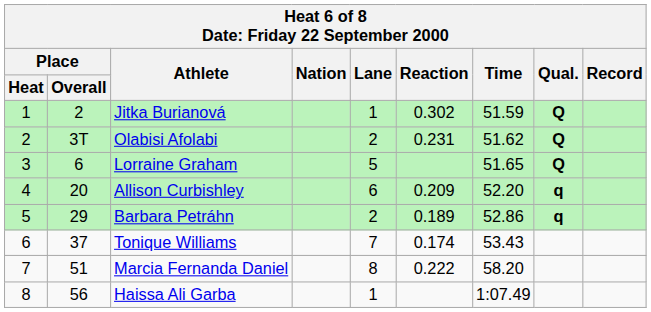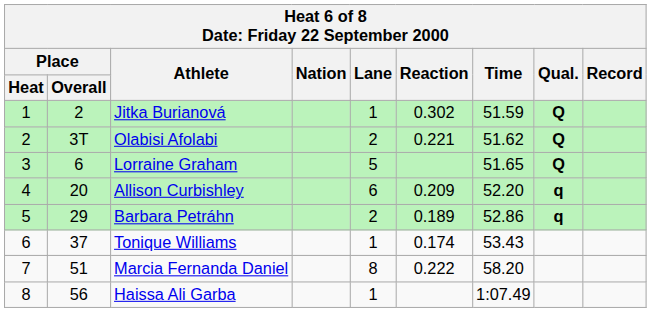(434, 139) 0.231 -> (434, 139) 0.221
(373, 242) 7 -> (373, 242) 1
